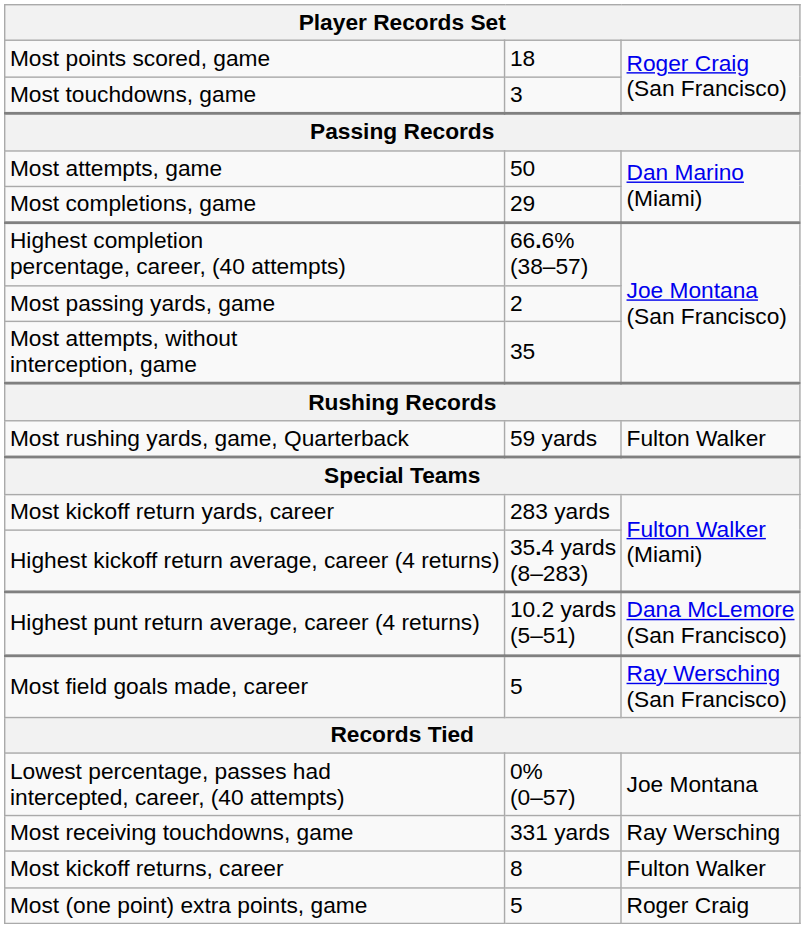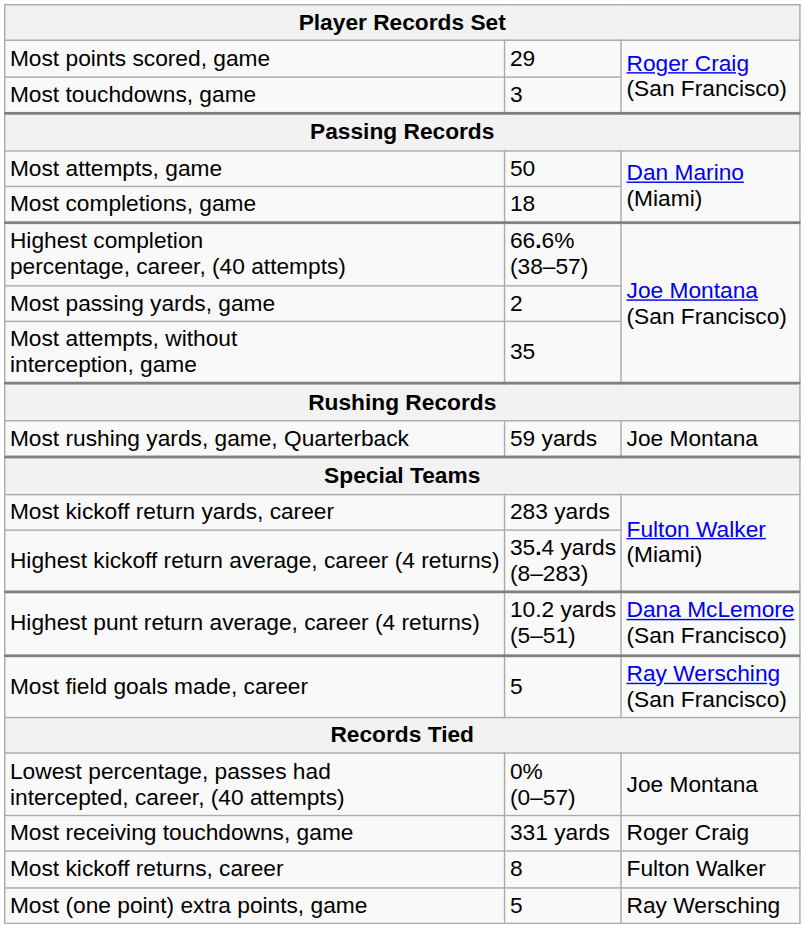(523, 58) 18 -> (523, 58) 29
(523, 204) 29 -> (523, 204) 18
(696, 438) Fulton Walker -> (692, 438) Joe Montana
(703, 832) Ray Wersching -> (688, 832) Roger Craig
(688, 905) Roger Craig -> (703, 905) Ray Wersching
